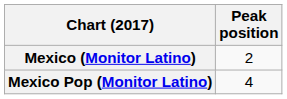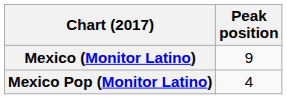(249, 57) 2 -> (249, 57) 9
